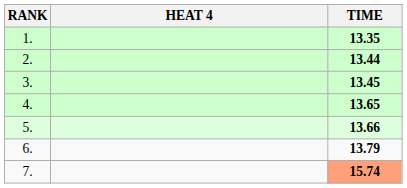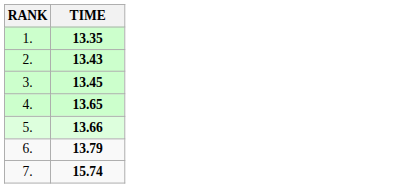- column: (189, 16)
(365, 60) 13.44 -> (88, 60) 13.43
(365, 172) lightsalmon background -> (88, 172) no background
